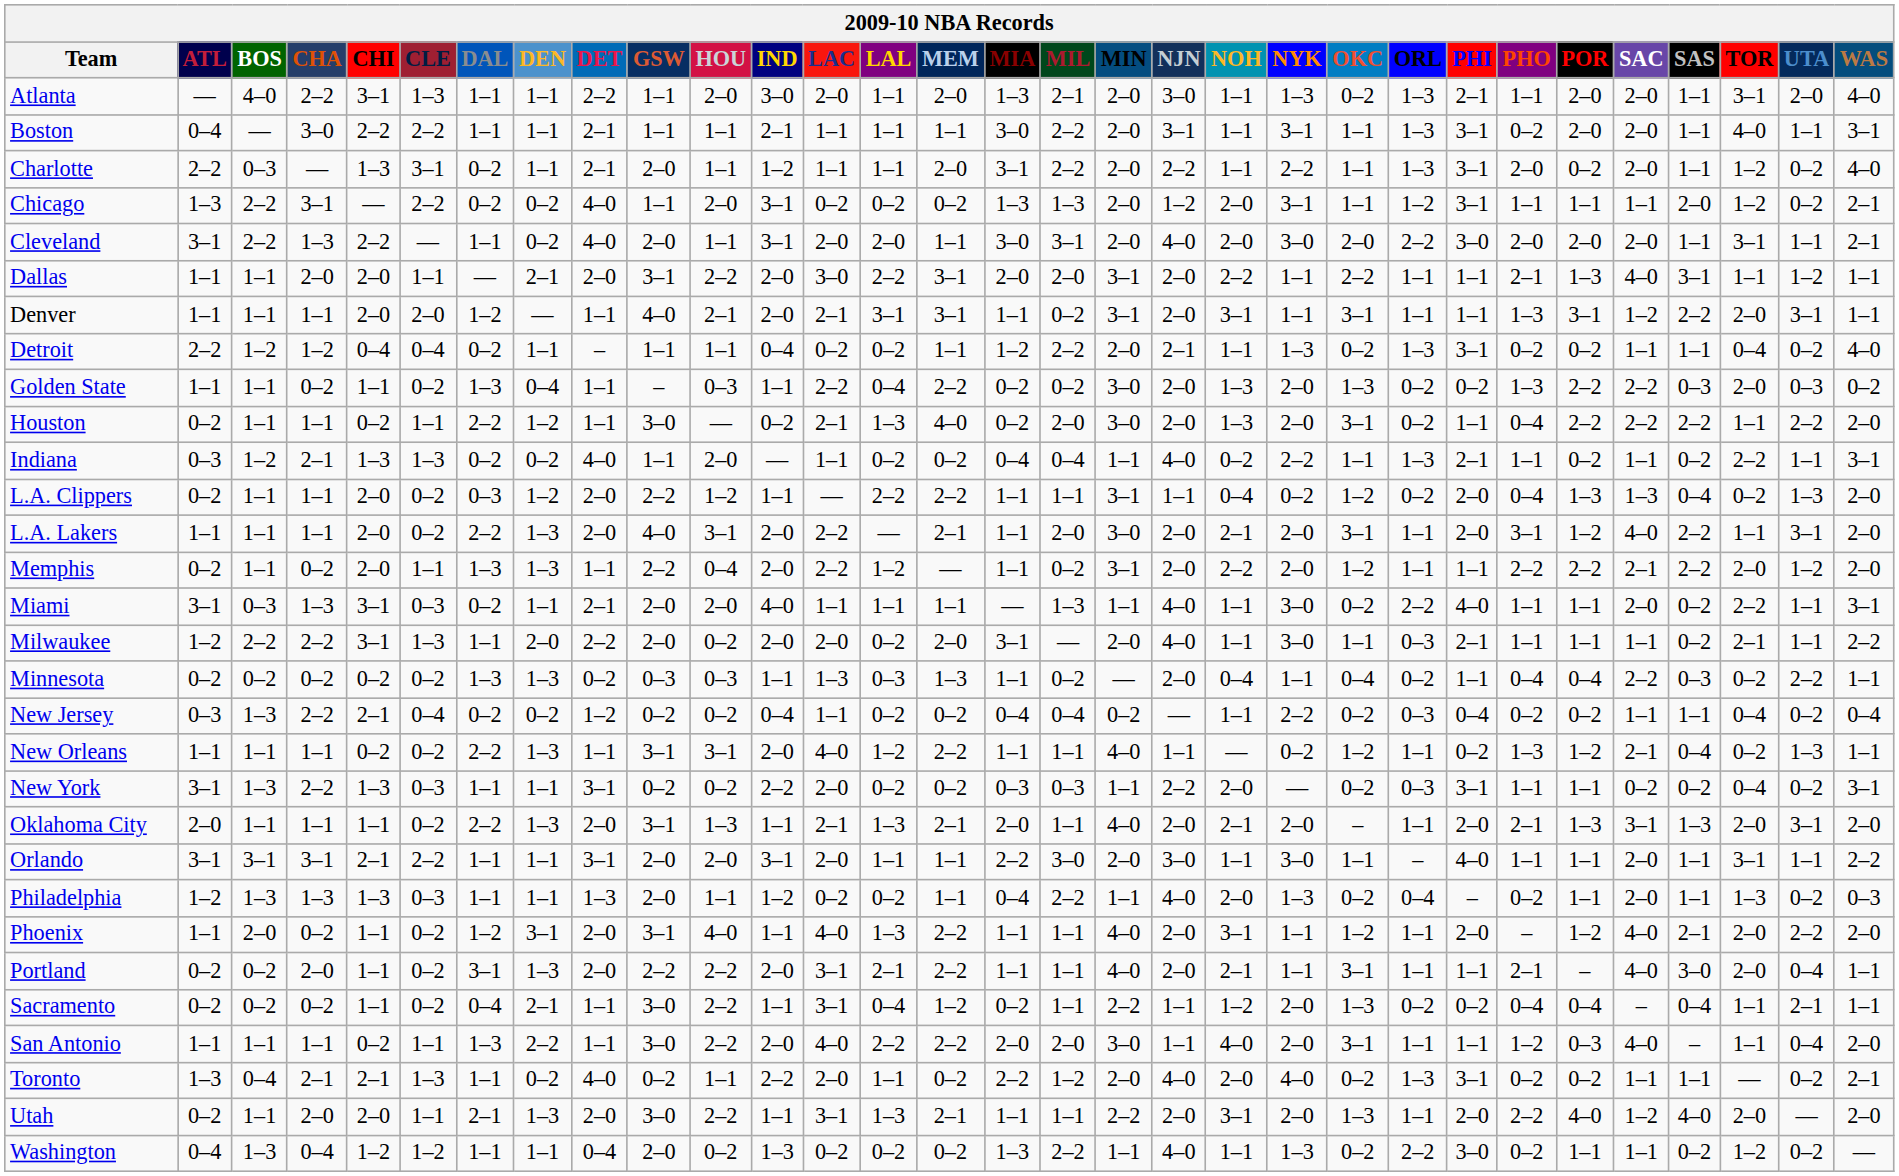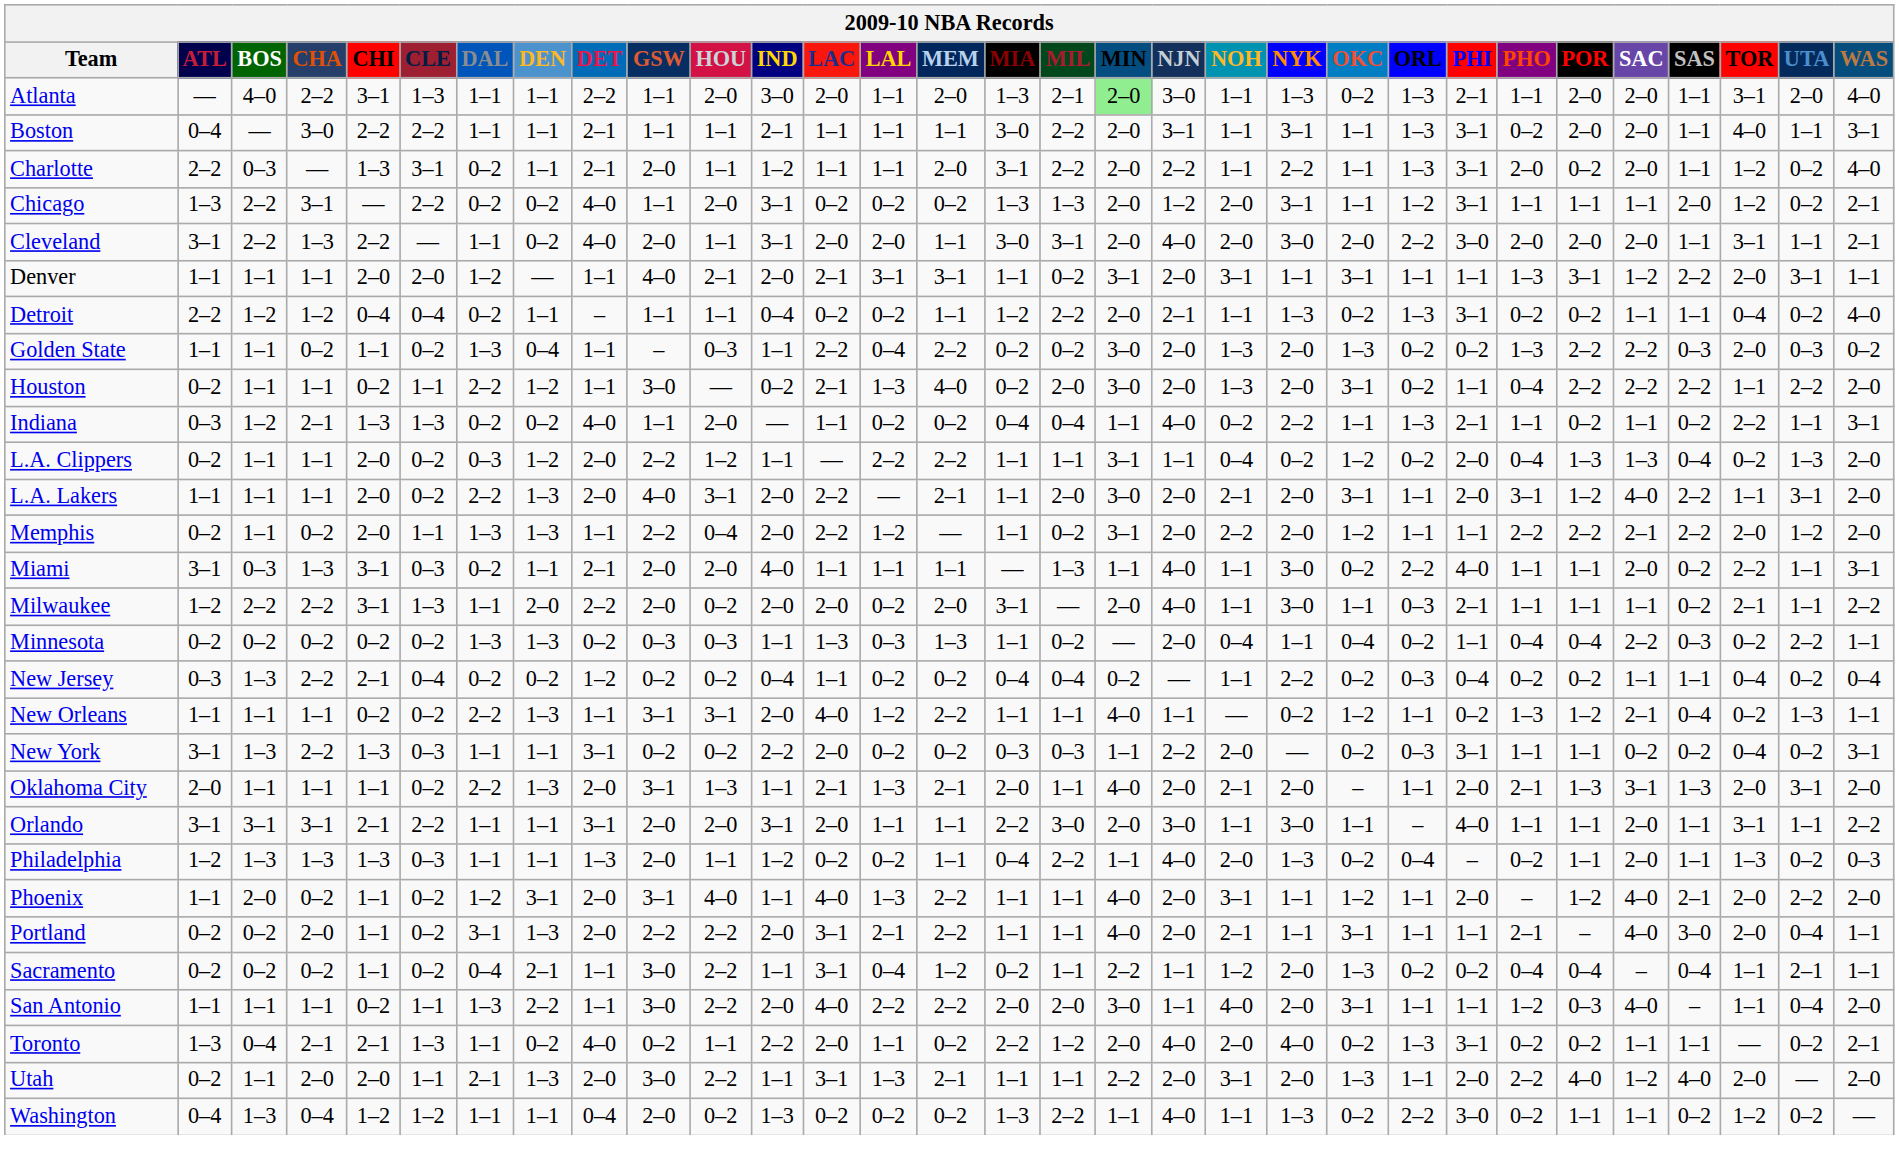(1124, 95) no background -> (1124, 95) lightgreen background
- row: (39, 277)
